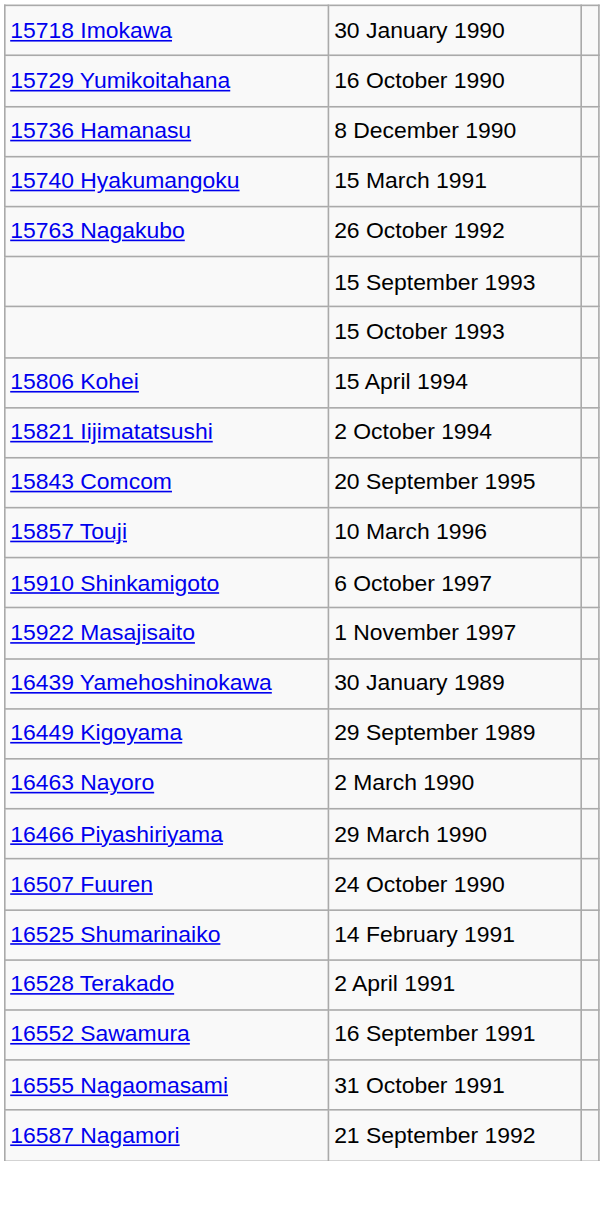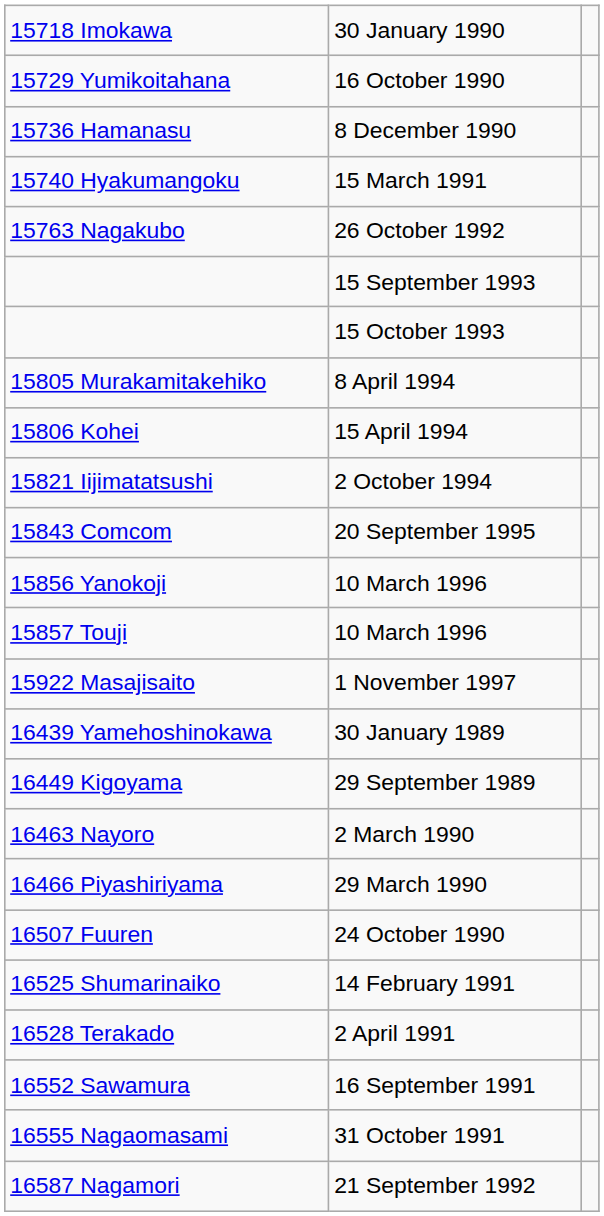+ row: (138, 381)
+ row: (88, 582)
- row: (115, 582)
